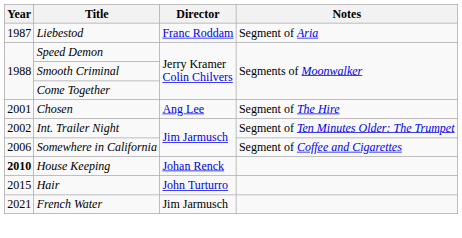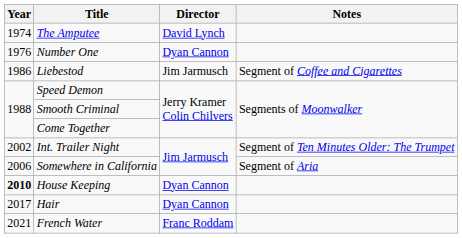+ row: (68, 33)
+ row: (68, 52)
(19, 33) 1987 -> (19, 71) 1986
(198, 33) Franc Roddam -> (195, 71) Jim Jarmusch
(279, 33) Segment of Aria -> (320, 71) Segment of Coffee and Cigarettes
- row: (55, 109)
(320, 147) Segment of Coffee and Cigarettes -> (279, 166) Segment of Aria
(193, 166) Johan Renck -> (196, 185) Dyan Cannon
(19, 185) 2015 -> (19, 204) 2017
(195, 185) John Turturro -> (196, 204) Dyan Cannon
(195, 204) Jim Jarmusch -> (198, 223) Franc Roddam
